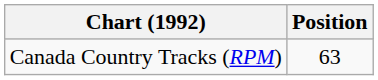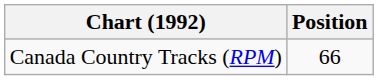(330, 56) 63 -> (330, 56) 66
